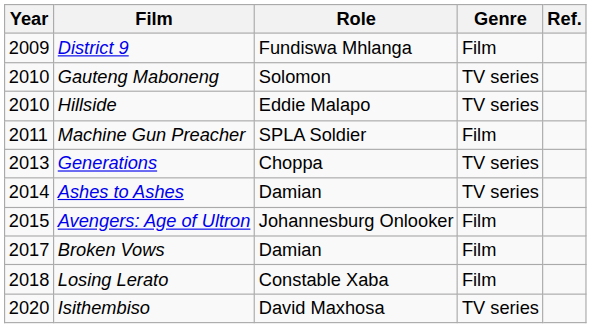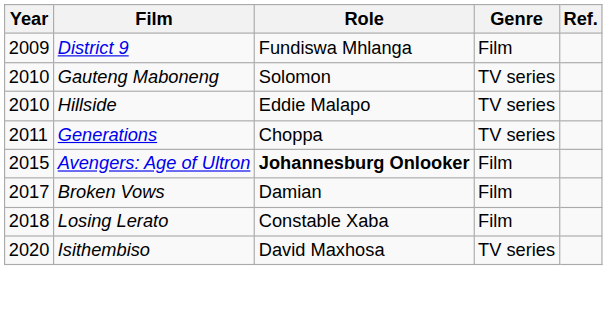- row: (152, 134)
(29, 163) 2013 -> (28, 134) 2011
- row: (121, 192)
(356, 221) normal -> (364, 163) bold
